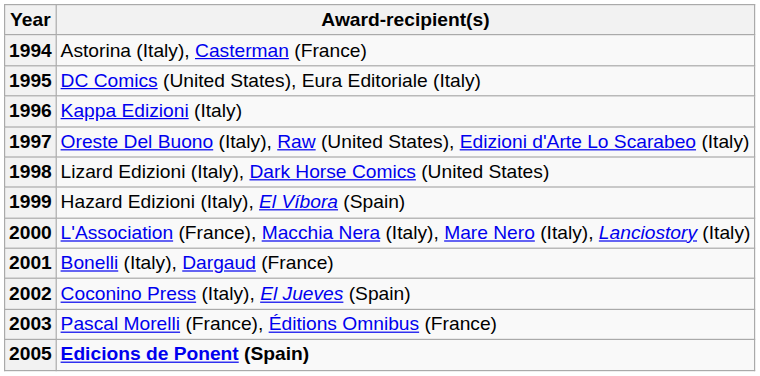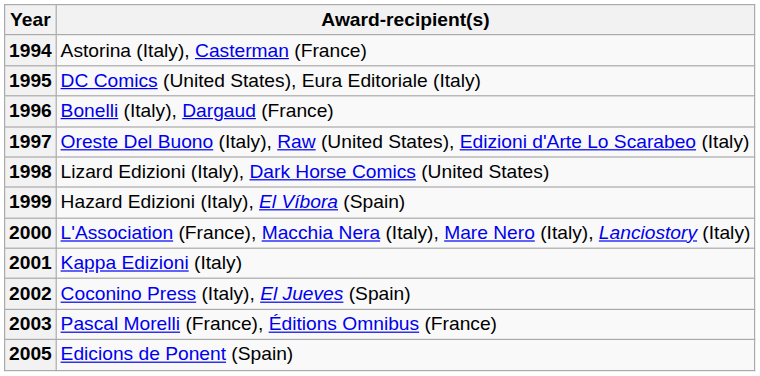(151, 111) Kappa Edizioni (Italy) -> (197, 111) Bonelli (Italy), Dargaud (France)
(197, 263) Bonelli (Italy), Dargaud (France) -> (151, 263) Kappa Edizioni (Italy)
(185, 354) bold -> (177, 354) normal
